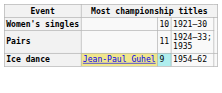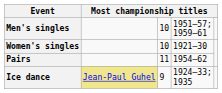+ row: (38, 29)
(192, 42) 1924–33; 1935 -> (190, 60) 1954–62
(162, 60) paleturquoise background -> (162, 77) no background
(190, 60) 1954–62 -> (192, 77) 1924–33; 1935
